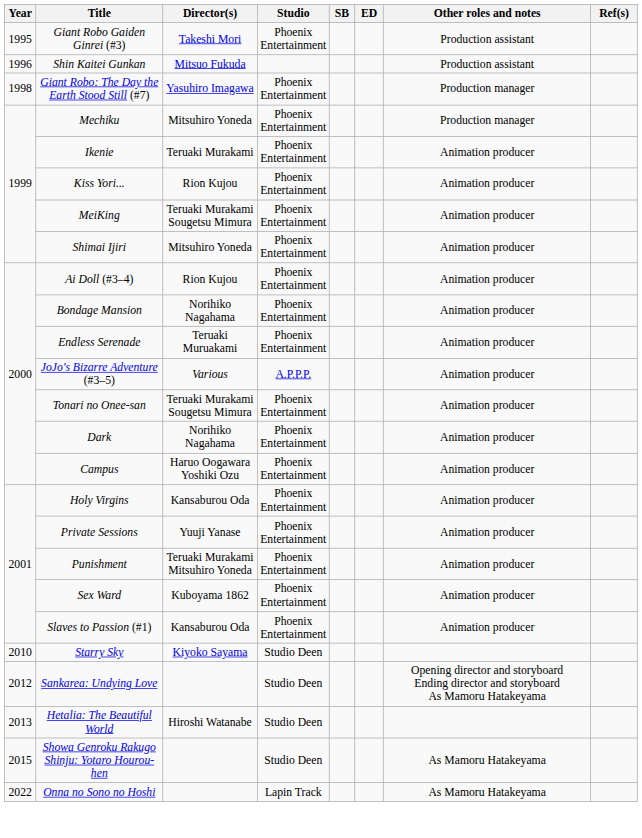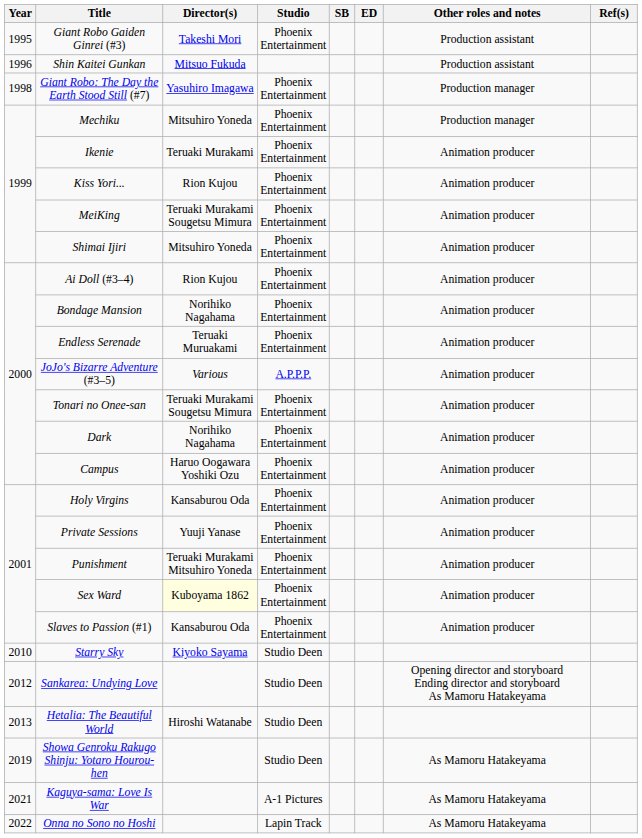(210, 595) no background -> (210, 595) lightyellow background
(20, 760) 2015 -> (20, 760) 2019
+ row: (99, 798)
